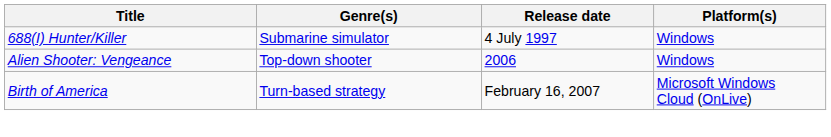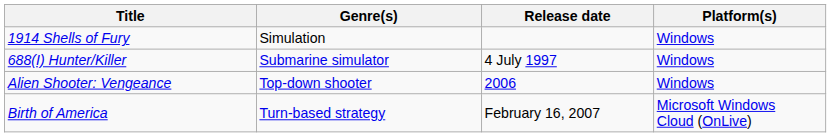+ row: (69, 38)
